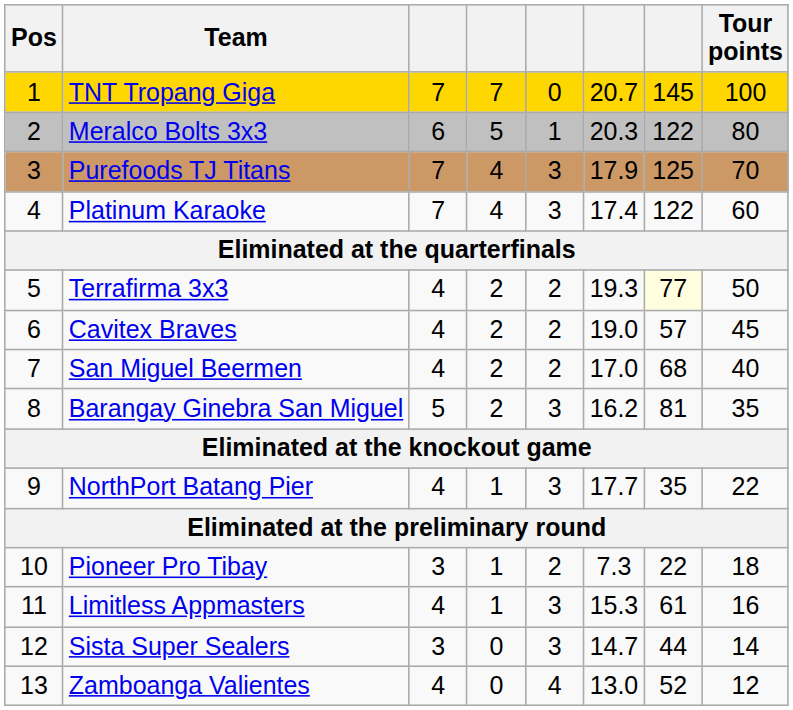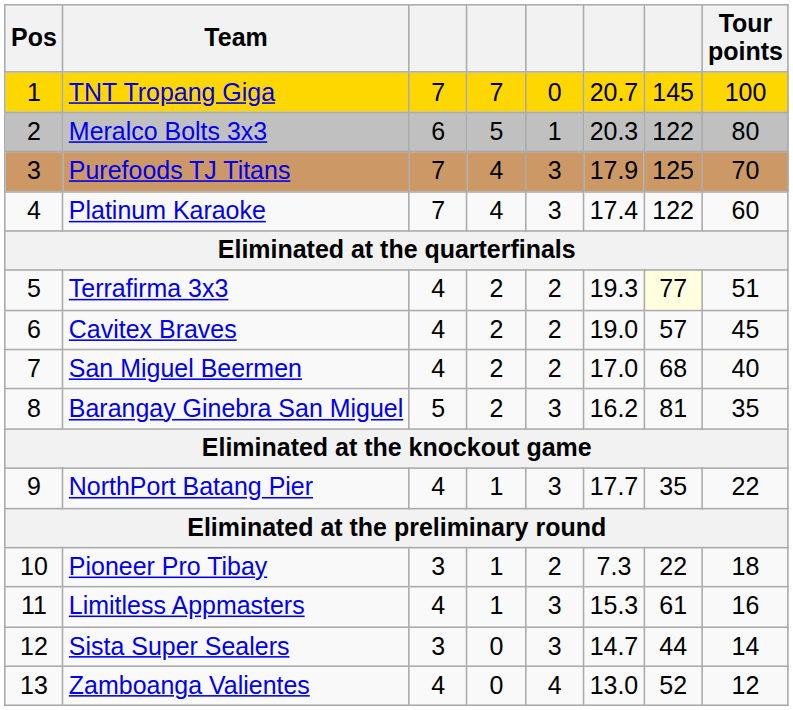(745, 289) 50 -> (745, 289) 51
